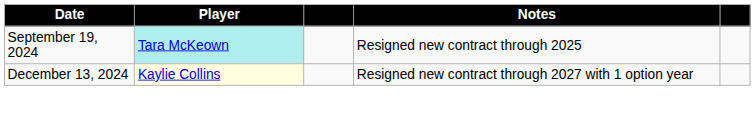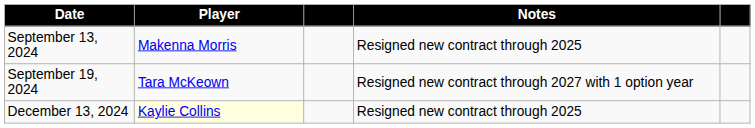+ row: (53, 44)
(183, 44) paleturquoise background -> (183, 82) no background
(469, 44) Resigned new contract through 2025 -> (525, 82) Resigned new contract through 2027 with 1 option year
(525, 74) Resigned new contract through 2027 with 1 option year -> (469, 111) Resigned new contract through 2025
